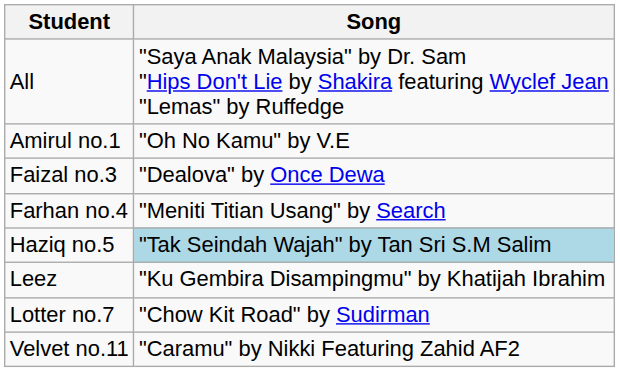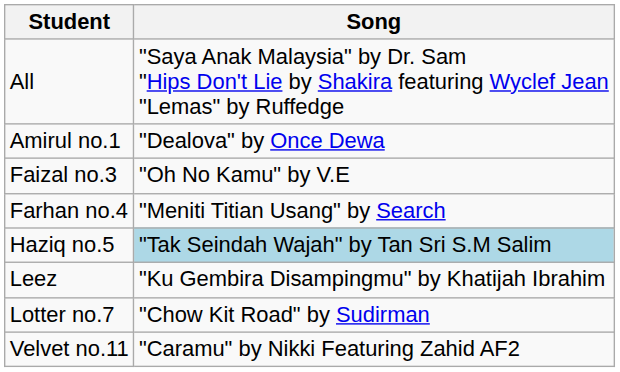(244, 140) "Oh No Kamu" by V.E -> (262, 140) "Dealova" by Once Dewa
(262, 175) "Dealova" by Once Dewa -> (244, 175) "Oh No Kamu" by V.E
